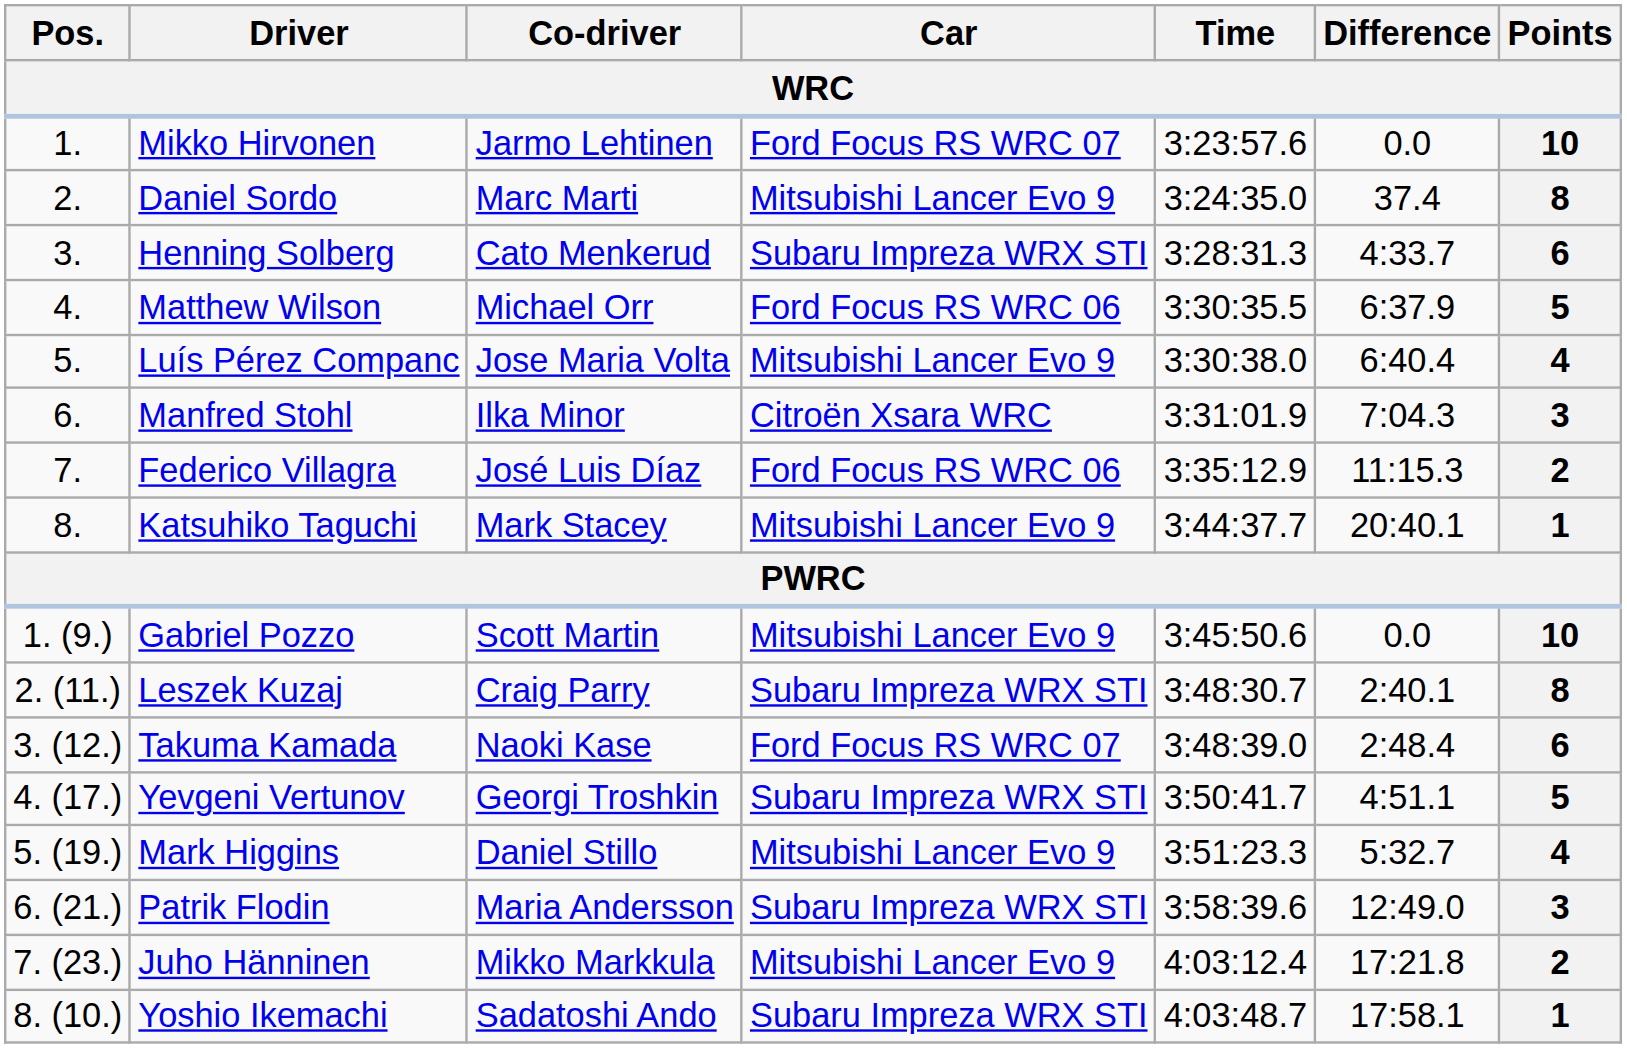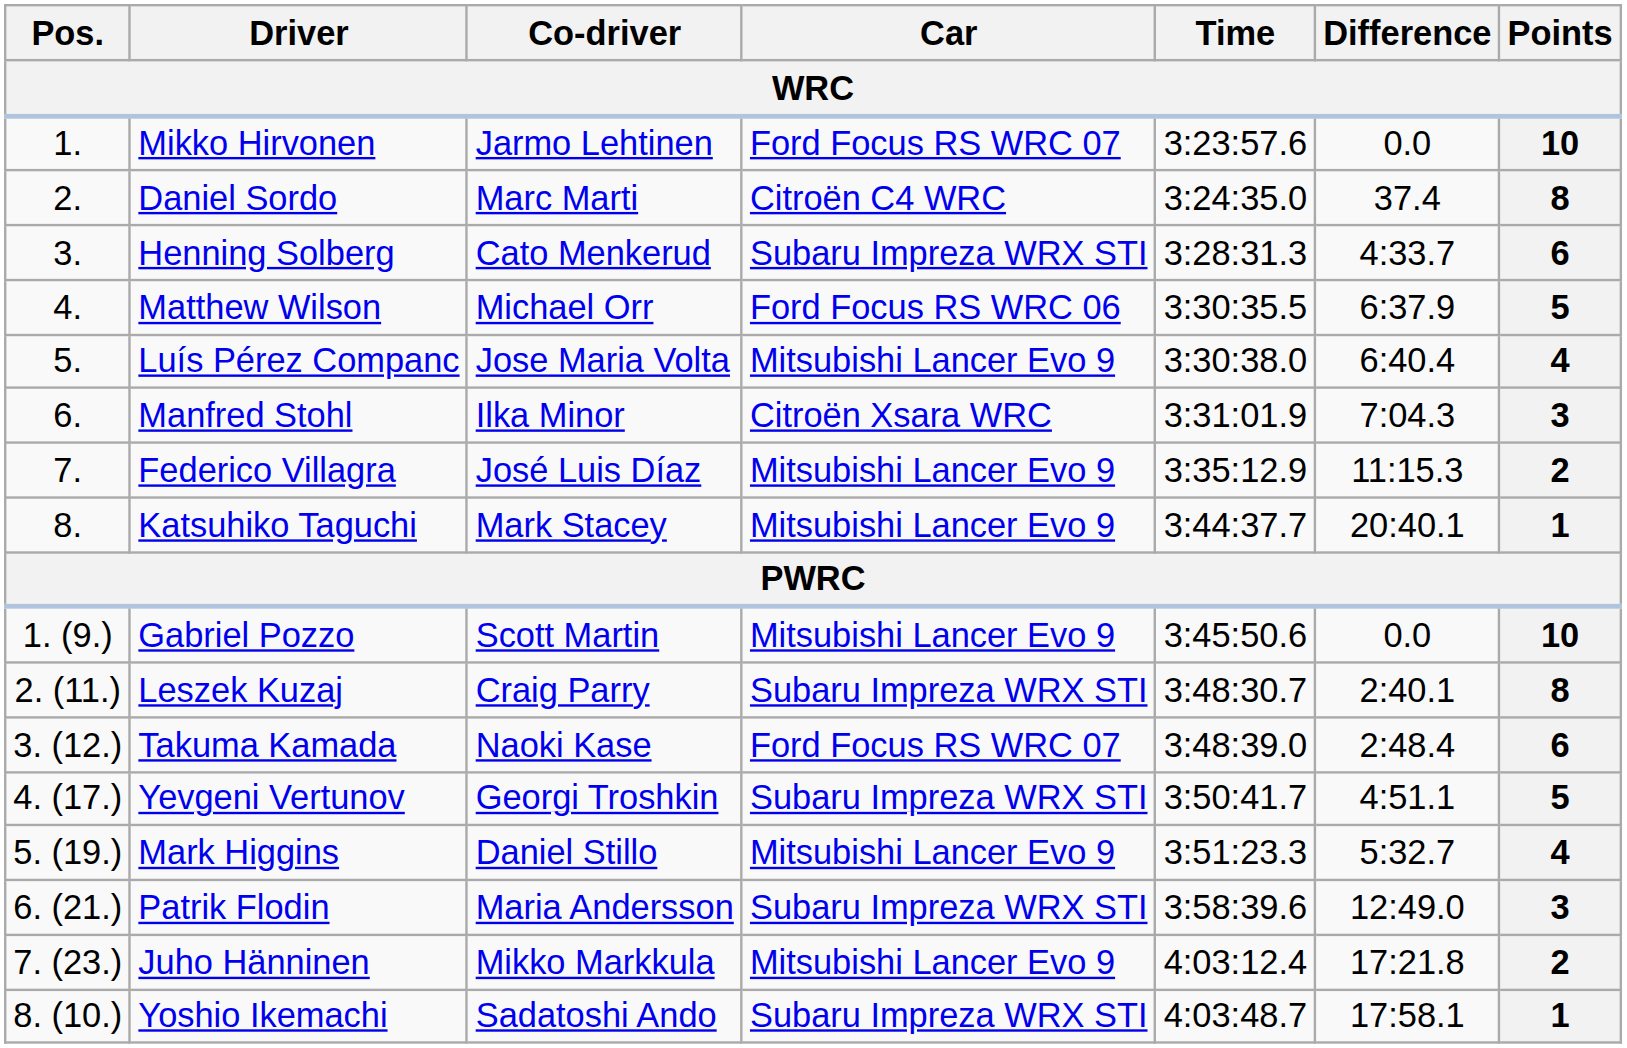(933, 198) Mitsubishi Lancer Evo 9 -> (878, 198) Citroën C4 WRC
(935, 470) Ford Focus RS WRC 06 -> (933, 470) Mitsubishi Lancer Evo 9
